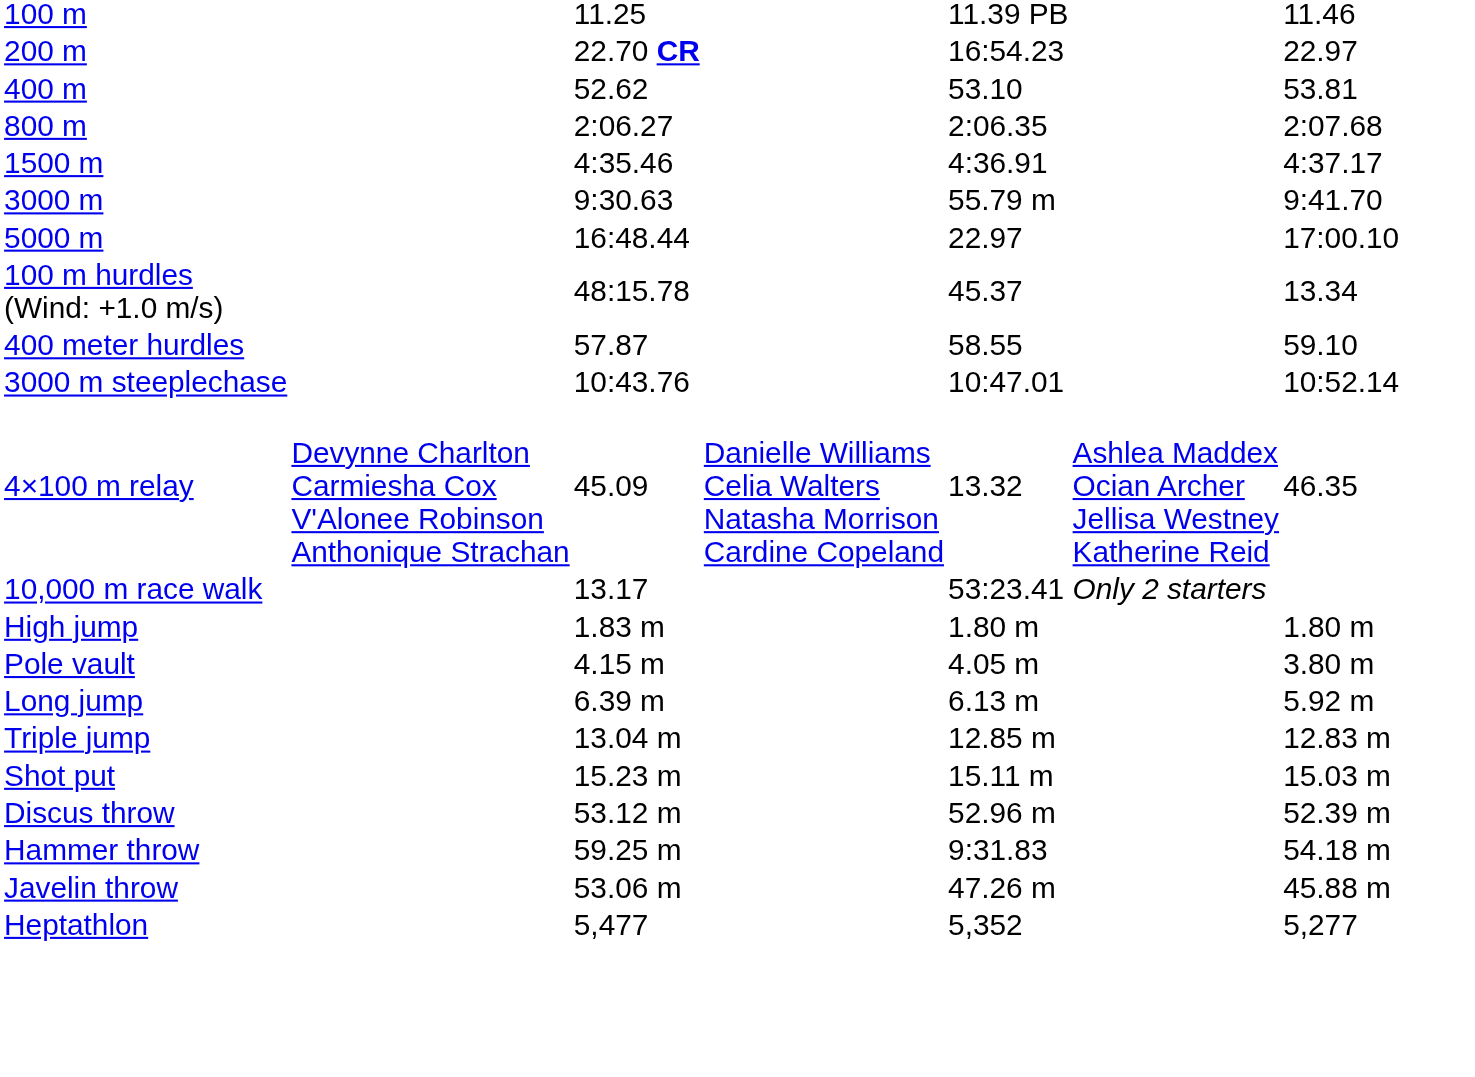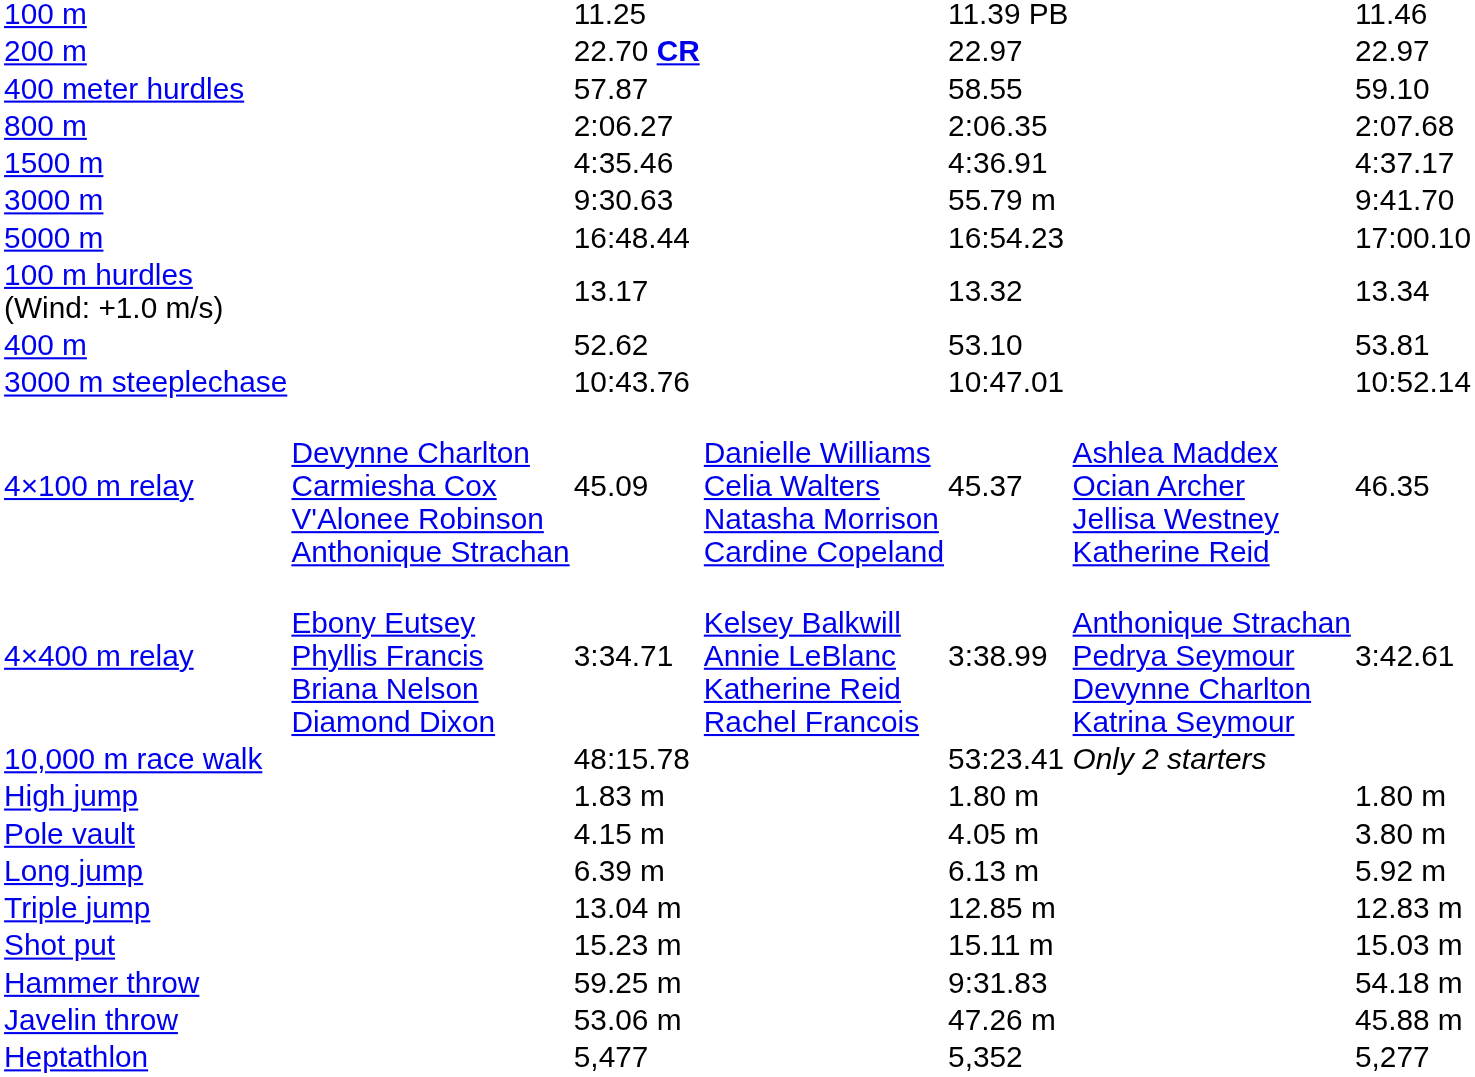(1006, 51) 16:54.23 -> (985, 51) 22.97
rows swapped: (45, 88) <-> (124, 345)
(985, 237) 22.97 -> (1006, 237) 16:54.23
(632, 291) 48:15.78 -> (611, 291) 13.17
(985, 291) 45.37 -> (985, 291) 13.32
(985, 486) 13.32 -> (985, 486) 45.37
+ row: (99, 655)
(611, 589) 13.17 -> (632, 759) 48:15.78
- row: (89, 813)
